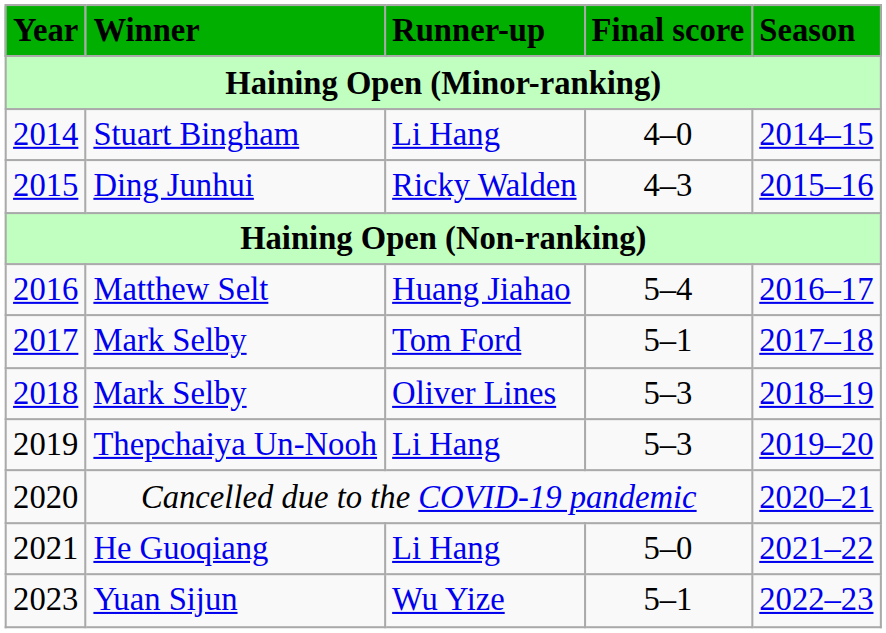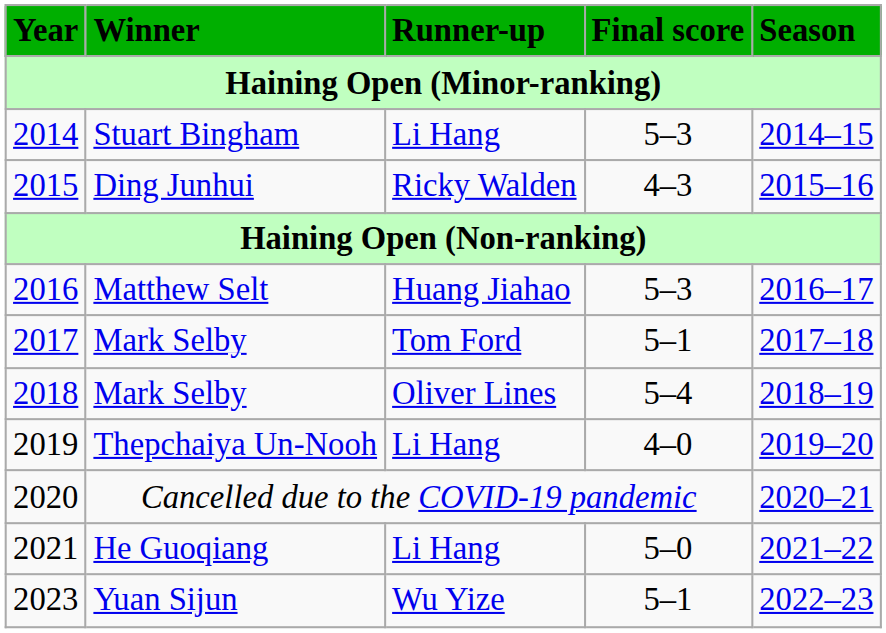(668, 133) 4–0 -> (668, 133) 5–3
(668, 289) 5–4 -> (668, 289) 5–3
(668, 392) 5–3 -> (668, 392) 5–4
(668, 444) 5–3 -> (668, 444) 4–0
